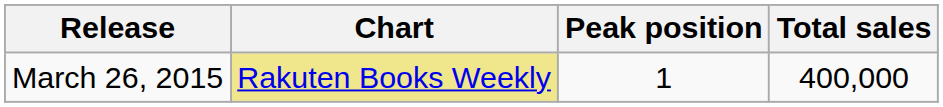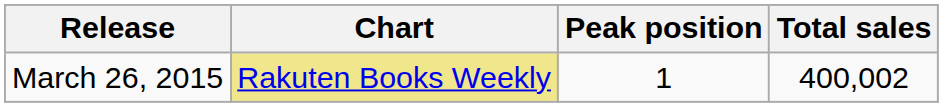(854, 76) 400,000 -> (854, 76) 400,002
